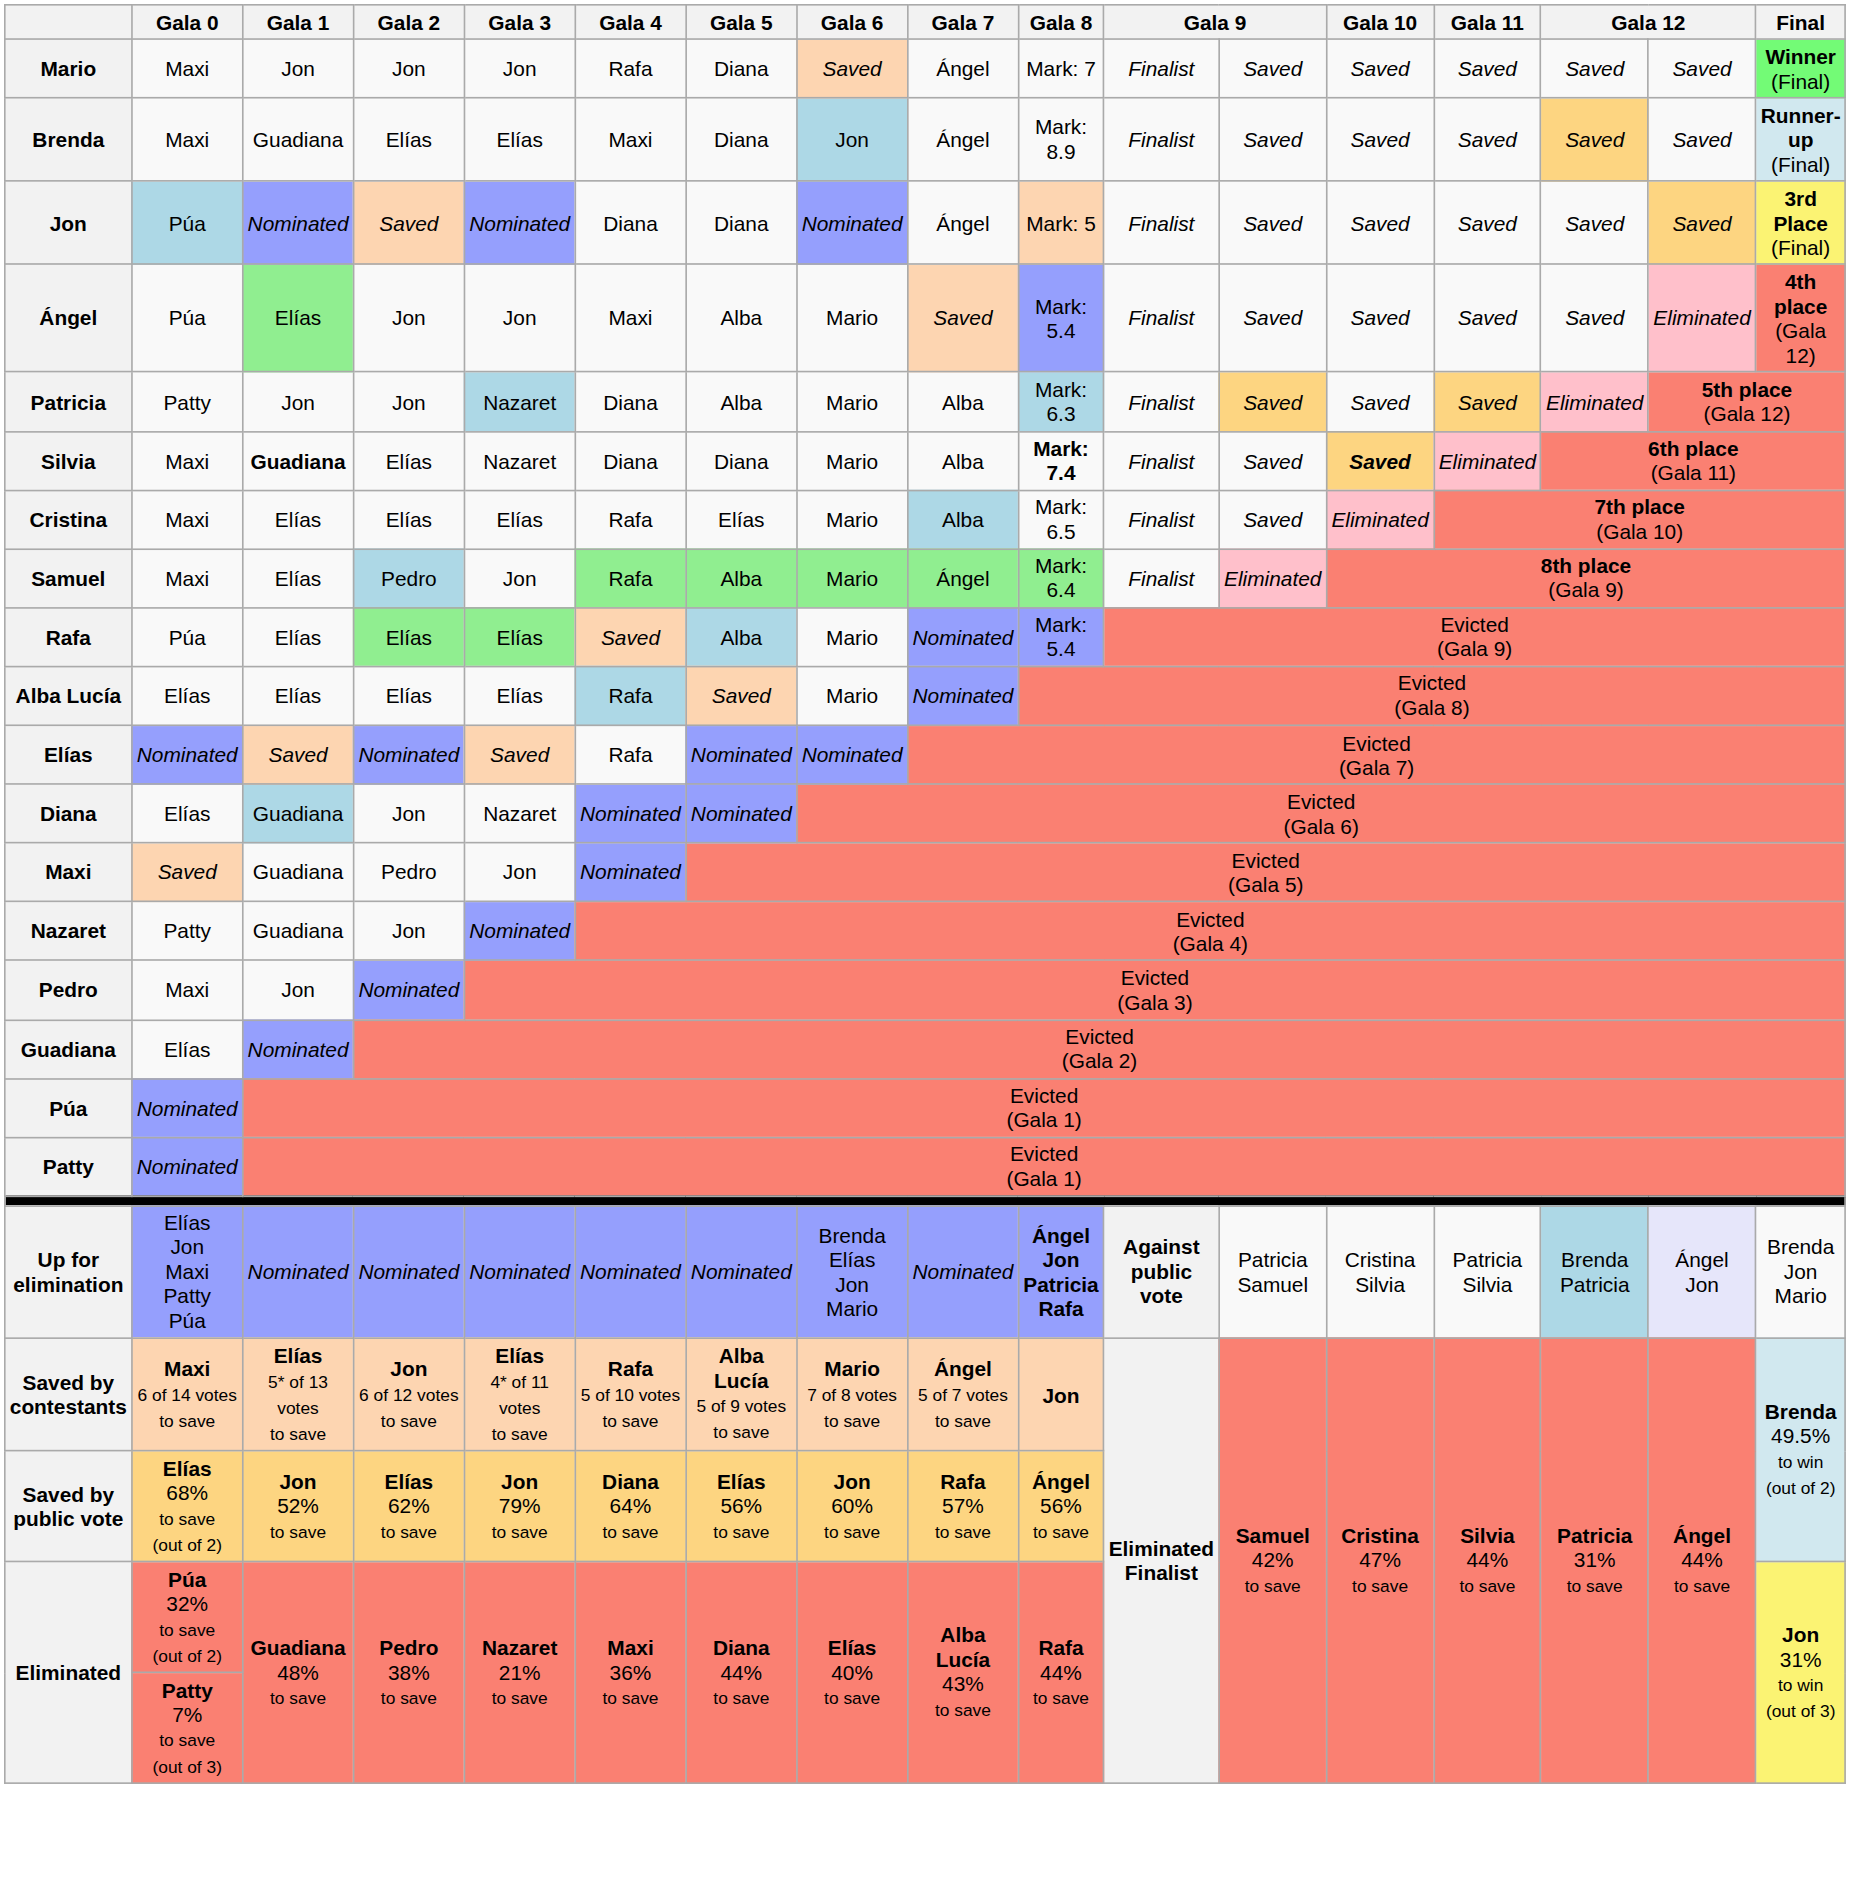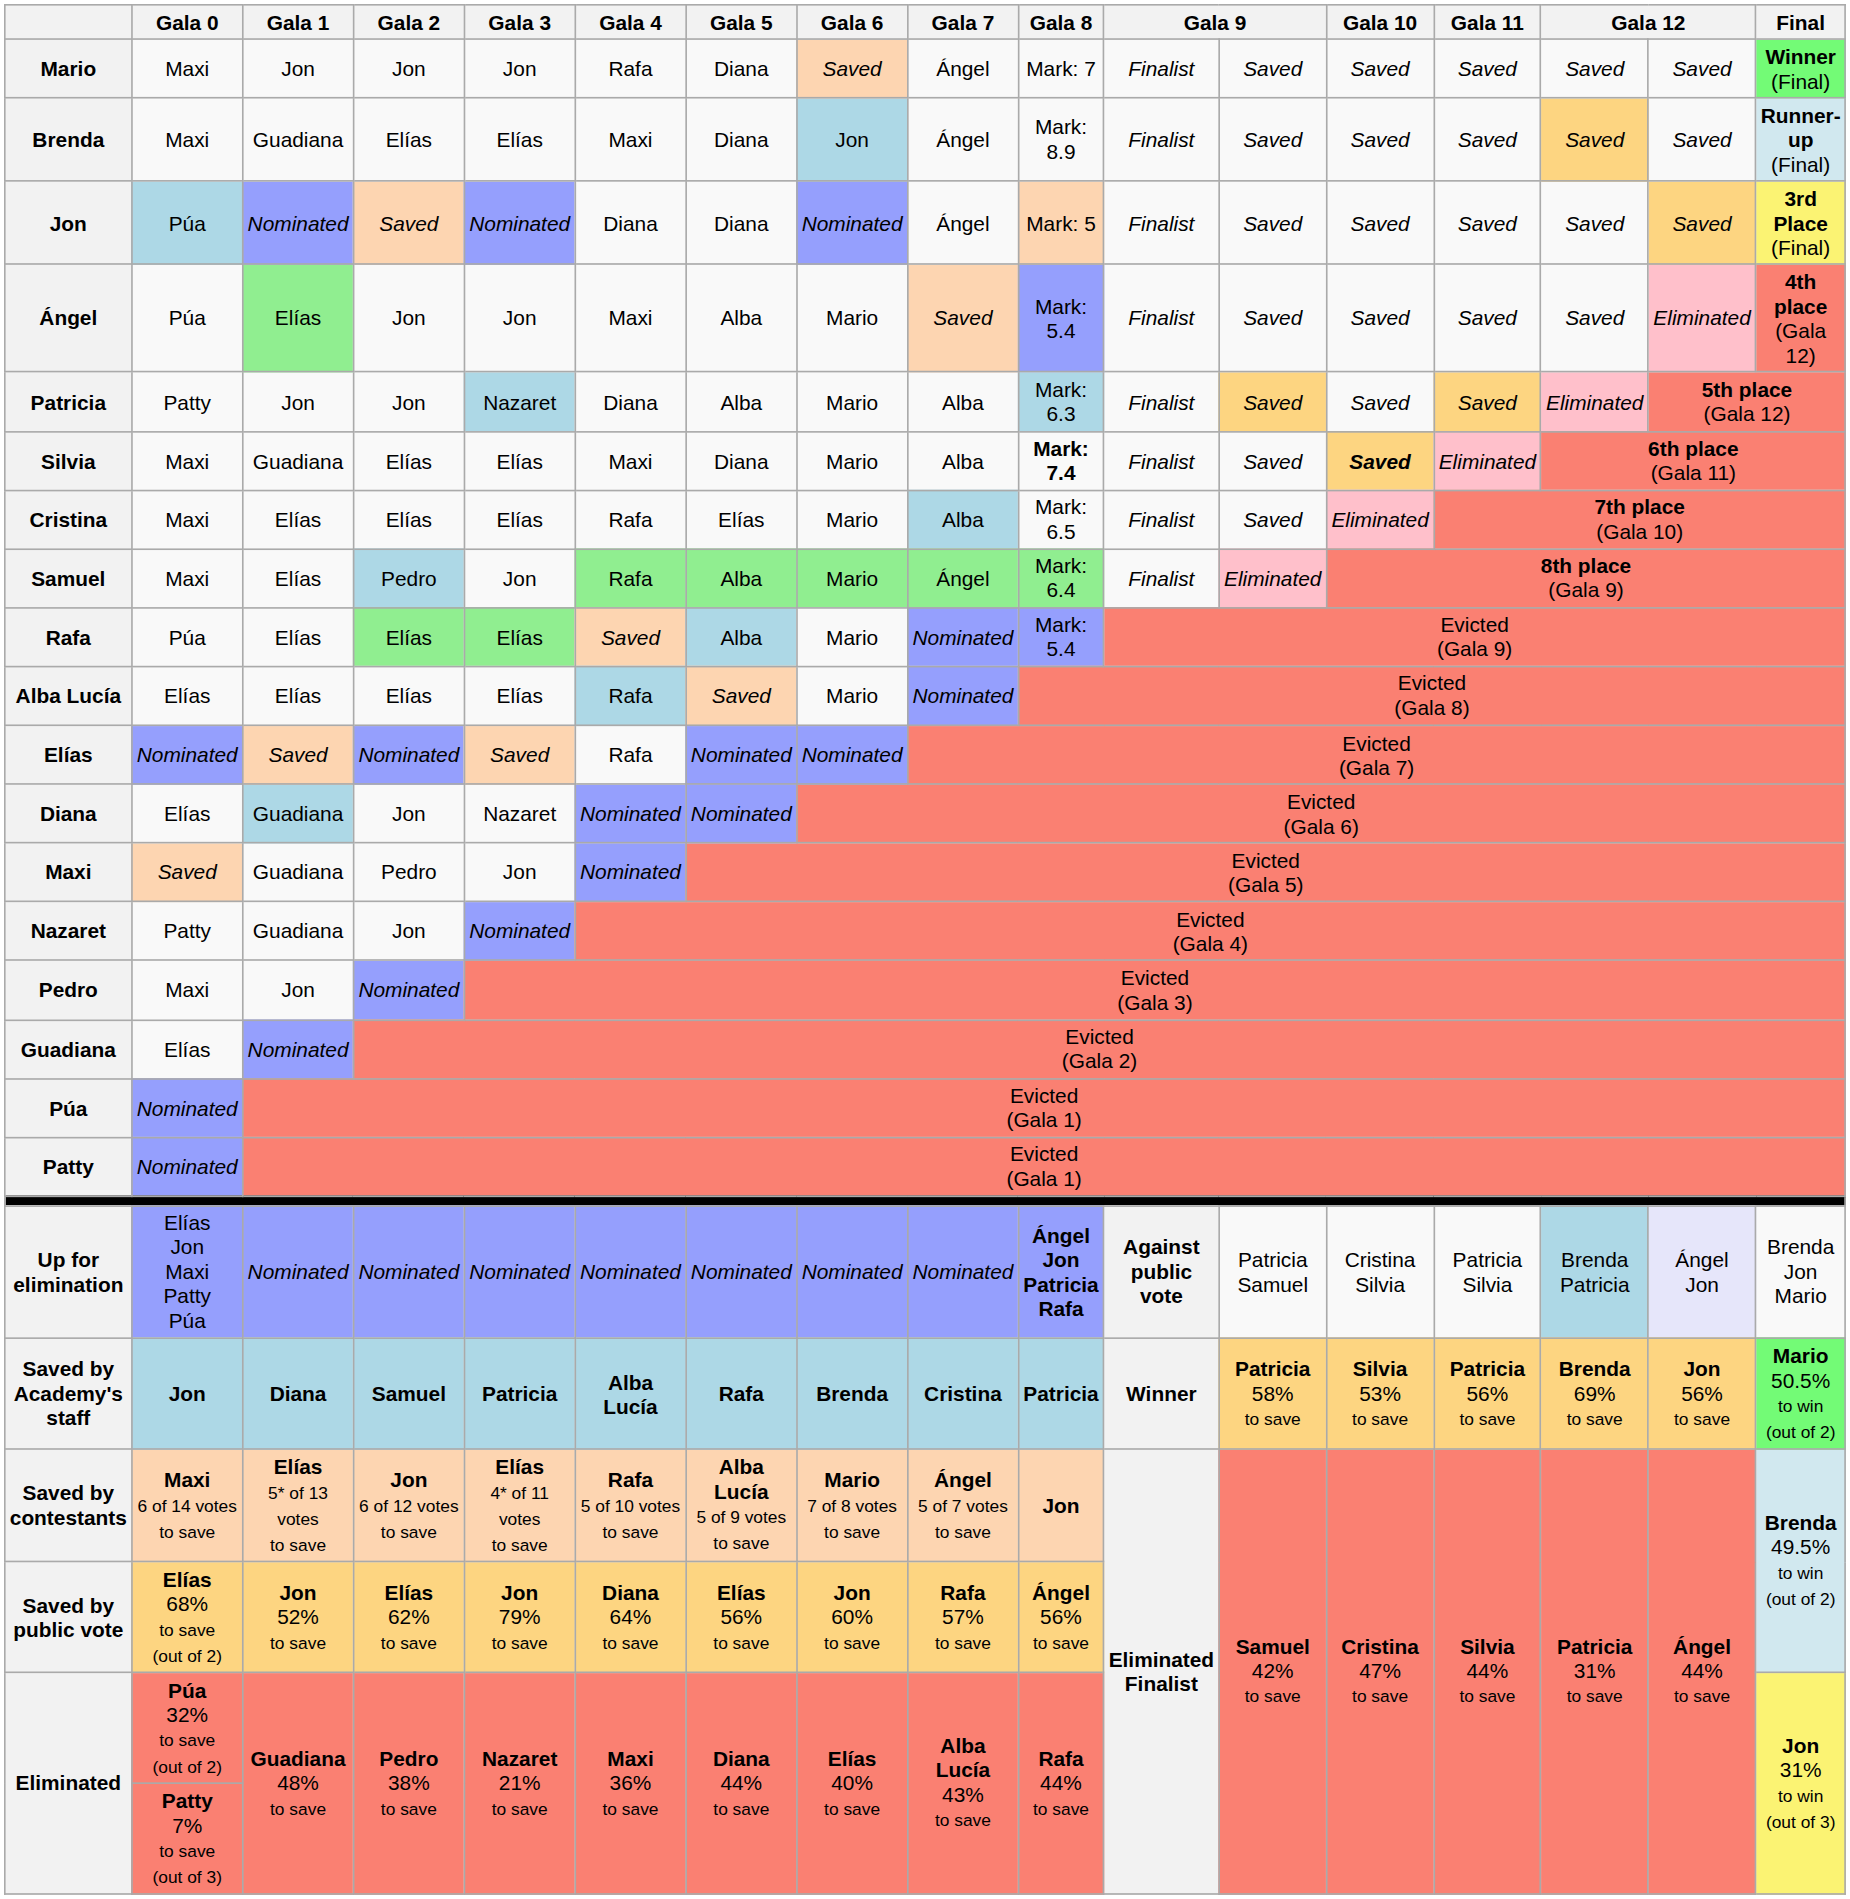(298, 460) bold -> (298, 460) normal
(520, 460) Nazaret -> (520, 460) Elías
(630, 460) Diana -> (630, 460) Maxi
(852, 1272) Brenda Elías Jon Mario -> (852, 1272) Nominated
+ row: (68, 1393)
